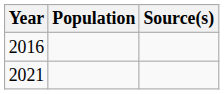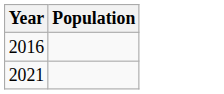- column: (179, 18)
